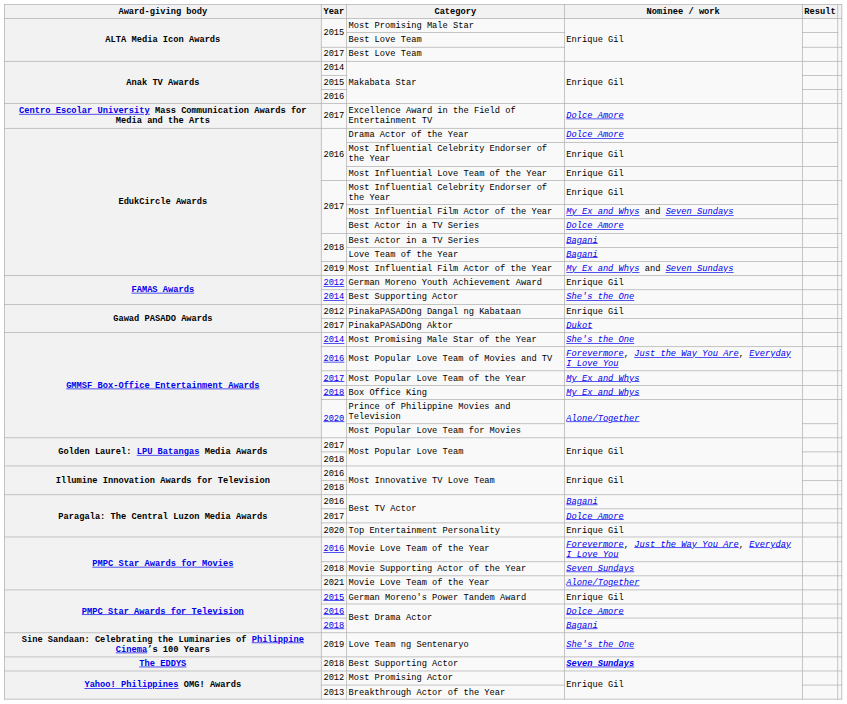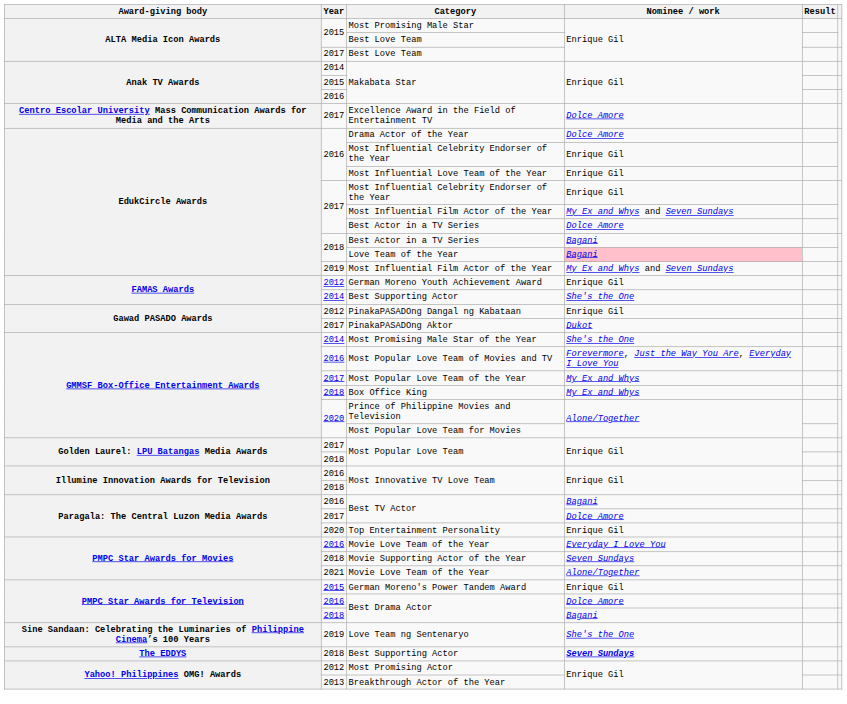(582, 255) no background -> (582, 255) pink background
(679, 549) Forevermore, Just the Way You Are, Everyday I Love You -> (616, 544) Everyday I Love You
